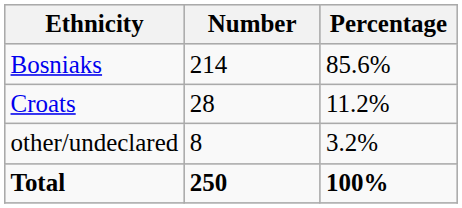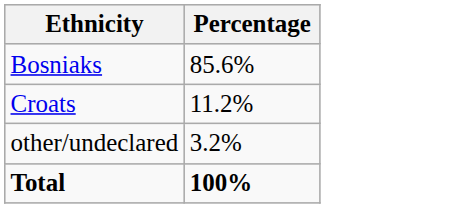- column: (252, 24)
